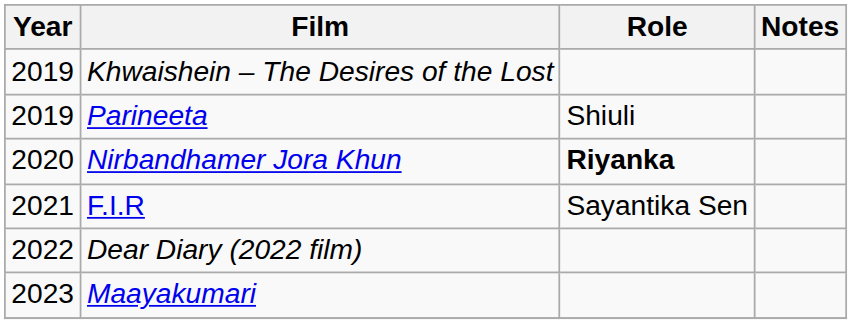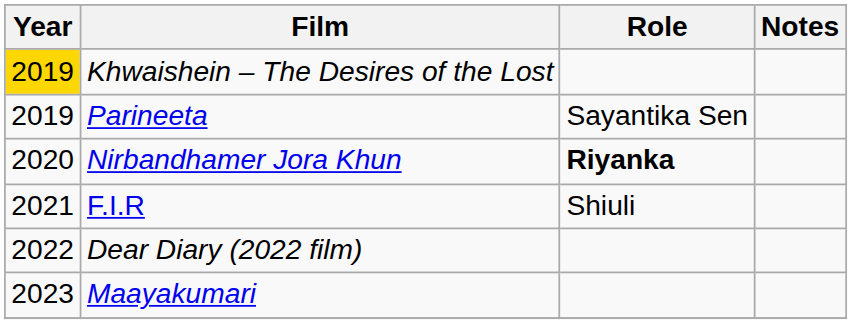(43, 71) no background -> (43, 71) gold background
(601, 116) Shiuli -> (657, 116) Sayantika Sen
(657, 205) Sayantika Sen -> (601, 205) Shiuli
